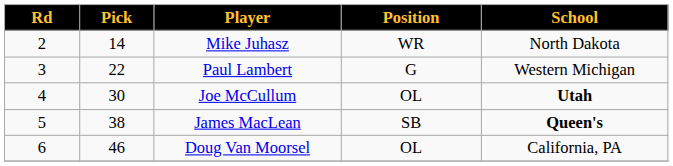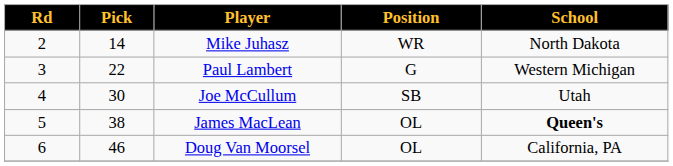(411, 95) OL -> (411, 95) SB
(575, 95) bold -> (575, 95) normal
(411, 122) SB -> (411, 122) OL
